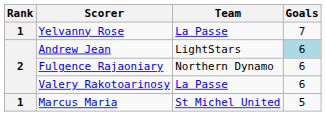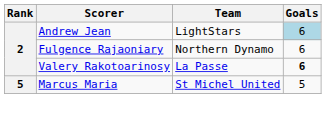- row: (81, 31)
(302, 85) normal -> (302, 67) bold
(20, 102) 1 -> (20, 85) 5
